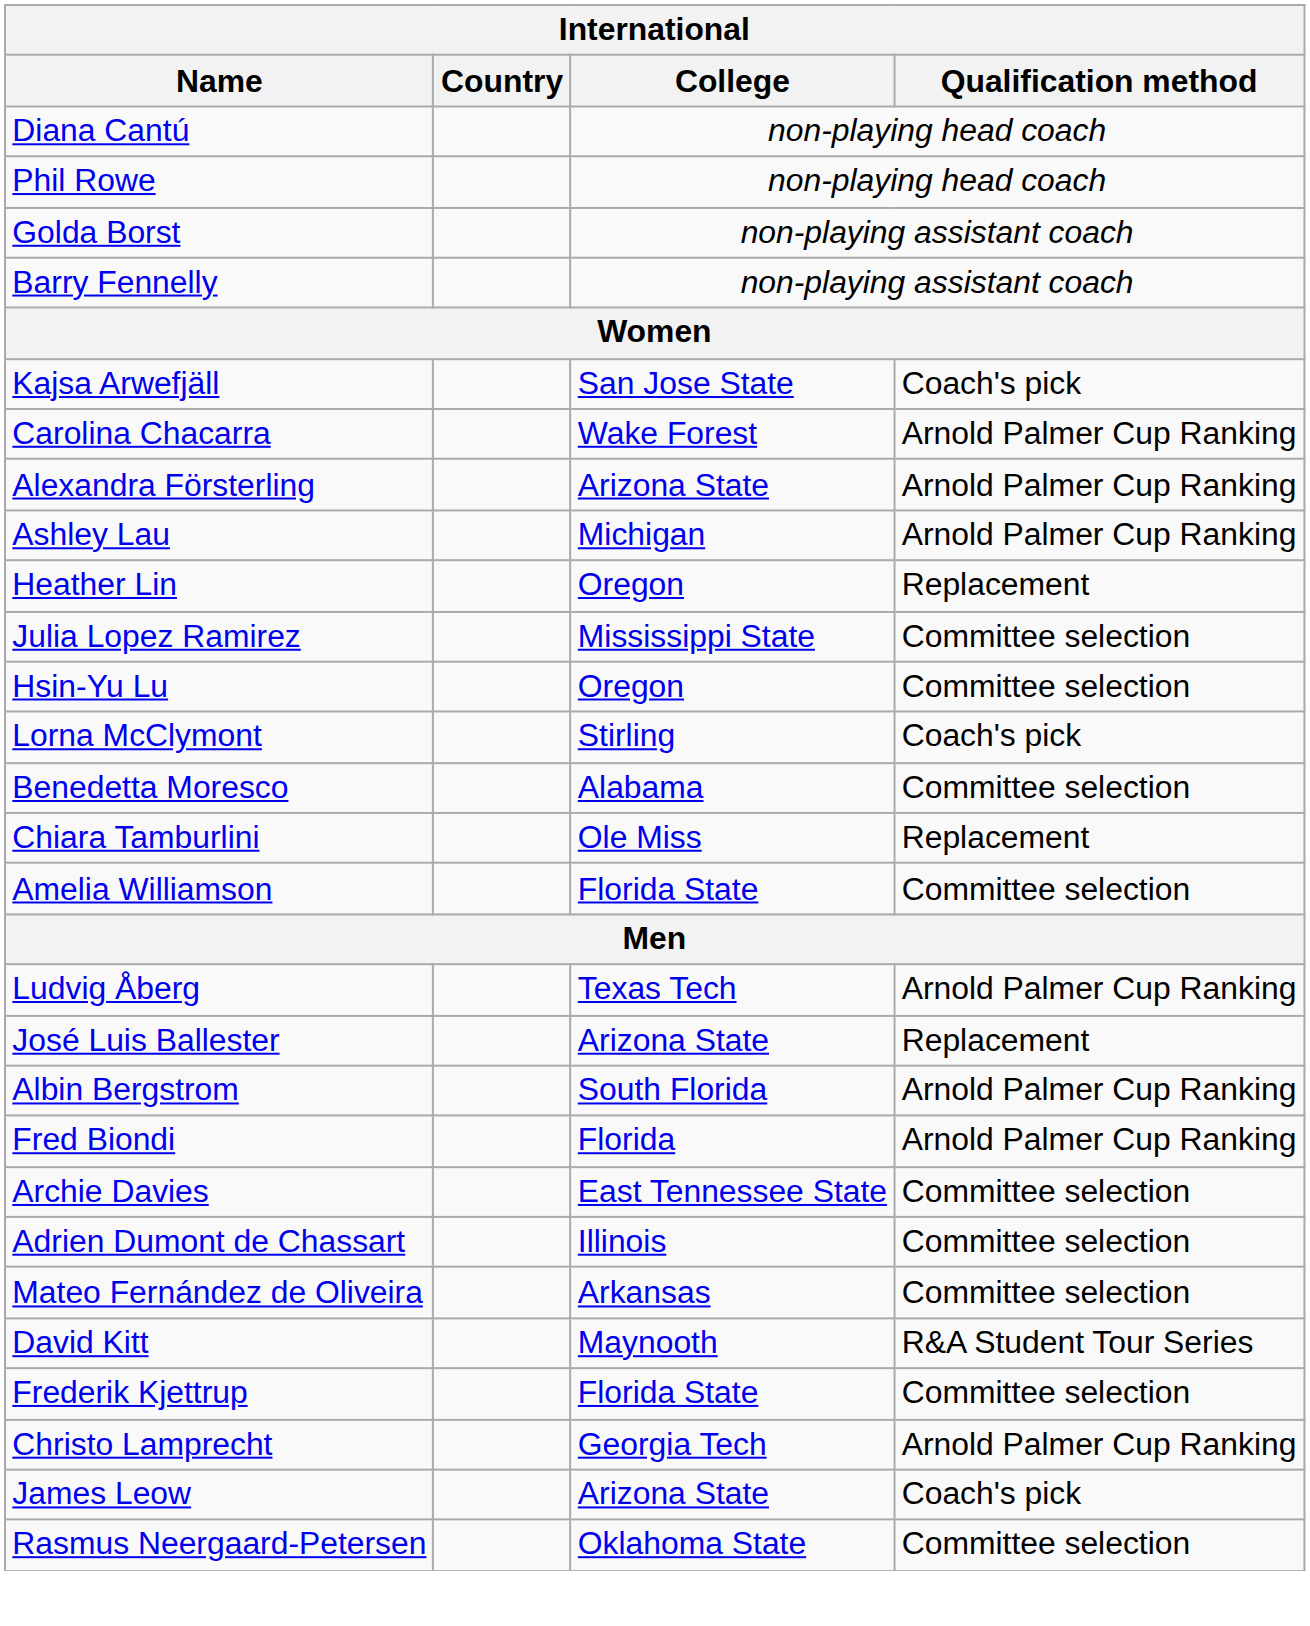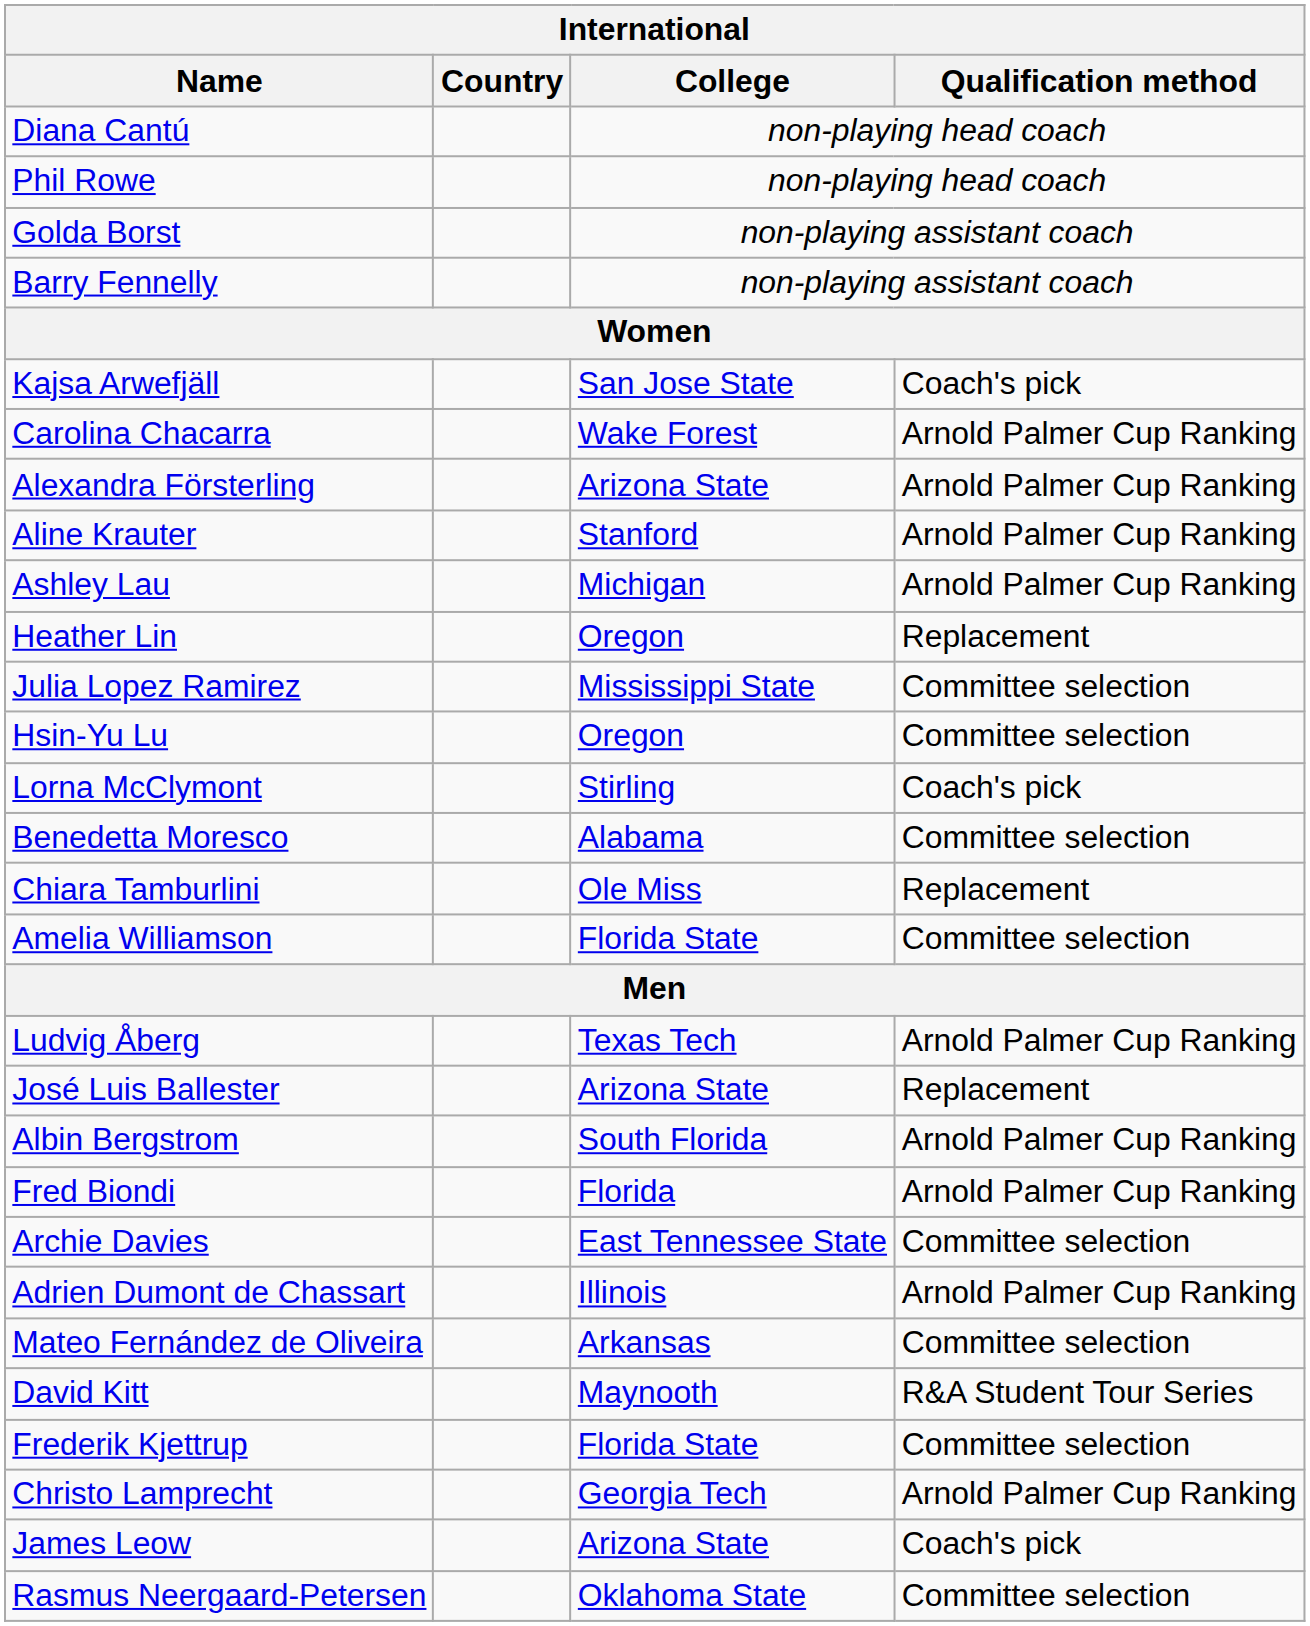+ row: (104, 534)
(1046, 1241) Committee selection -> (1099, 1292) Arnold Palmer Cup Ranking
